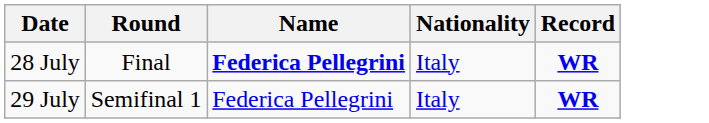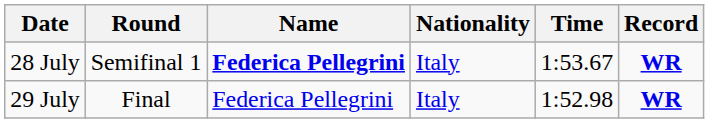+ column: (577, 23)
(146, 61) Final -> (146, 61) Semifinal 1
(146, 99) Semifinal 1 -> (146, 99) Final
